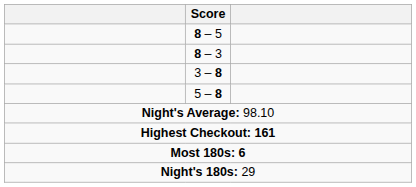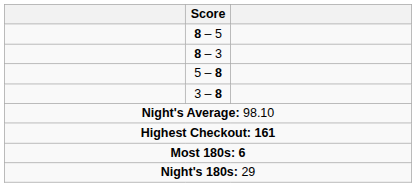rows swapped: (208, 73) <-> (208, 93)
